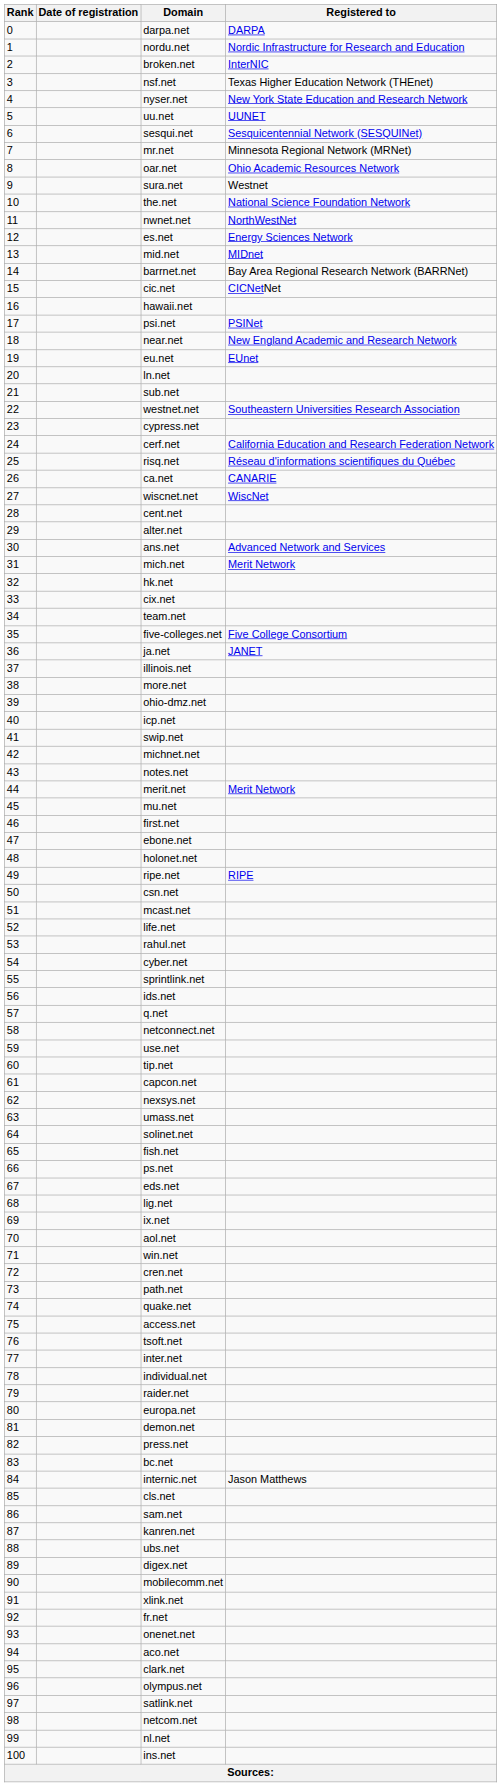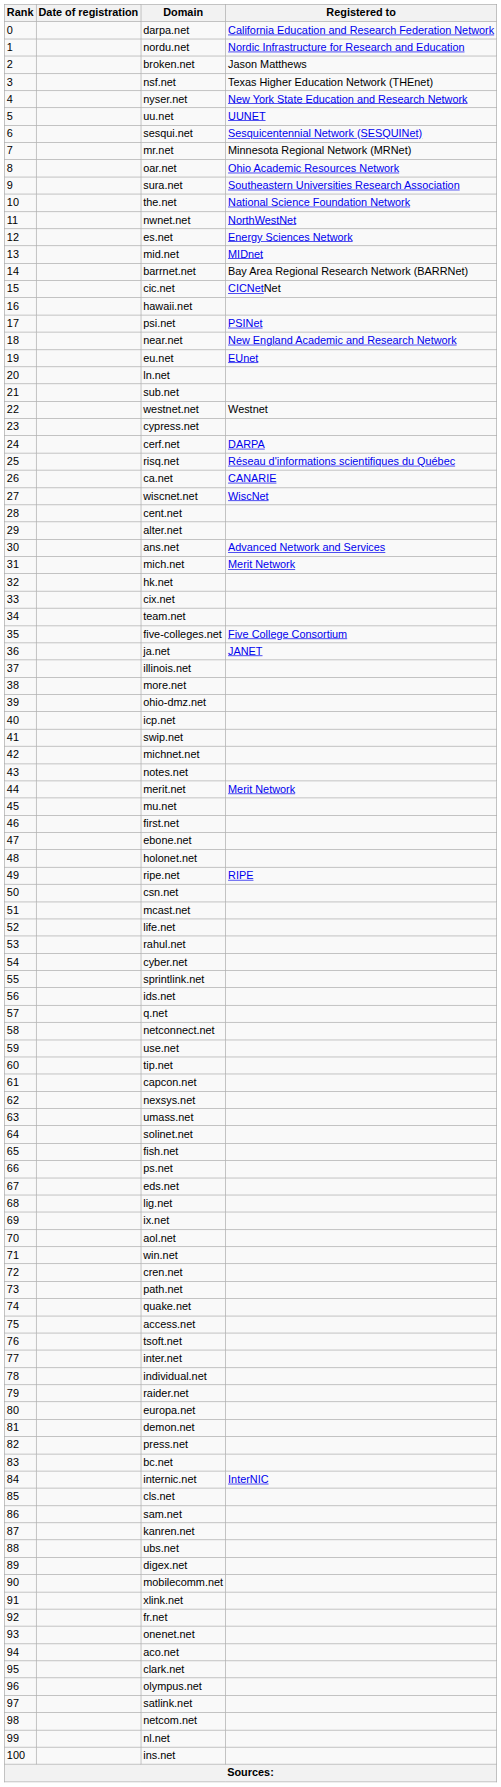(246, 30) DARPA -> (361, 30) California Education and Research Federation Network
(248, 64) InterNIC -> (267, 64) Jason Matthews
(248, 185) Westnet -> (344, 185) Southeastern Universities Research Association
(344, 409) Southeastern Universities Research Association -> (248, 409) Westnet
(361, 444) California Education and Research Federation Network -> (246, 444) DARPA
(267, 1479) Jason Matthews -> (248, 1479) InterNIC
